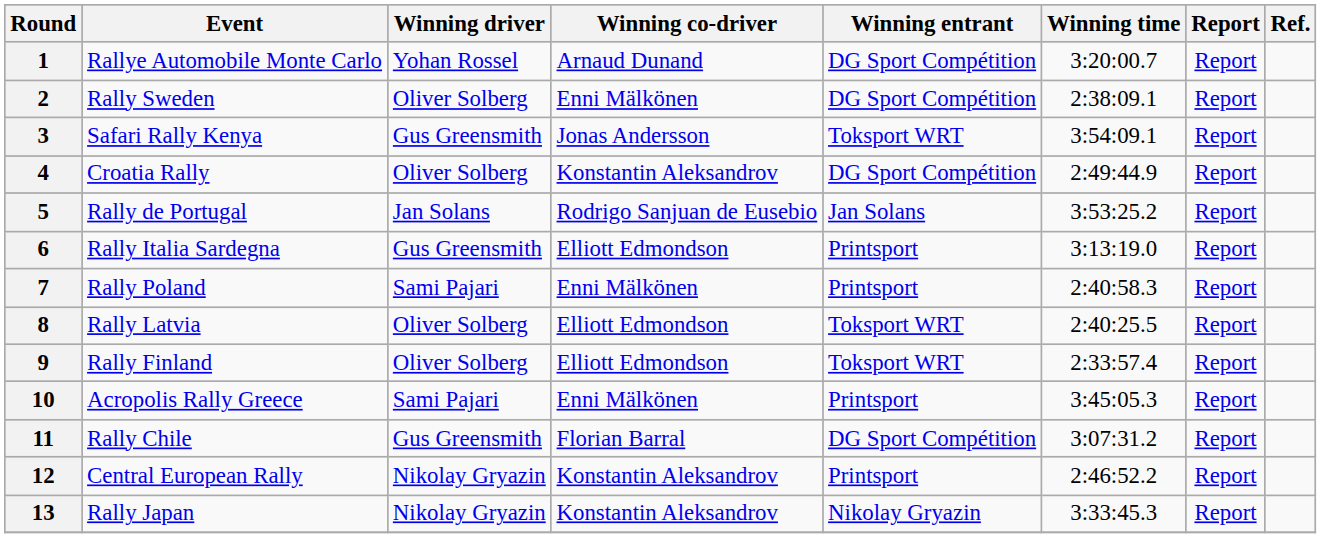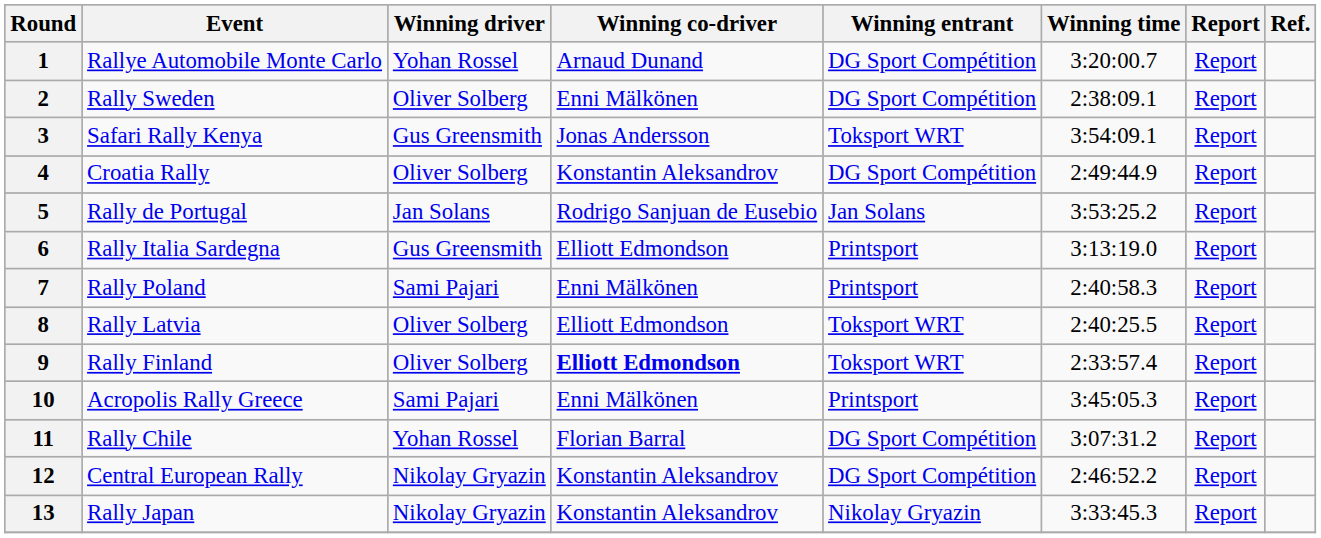(643, 362) normal -> (648, 362) bold
(467, 437) Gus Greensmith -> (455, 437) Yohan Rossel
(873, 475) Printsport -> (932, 475) DG Sport Compétition
